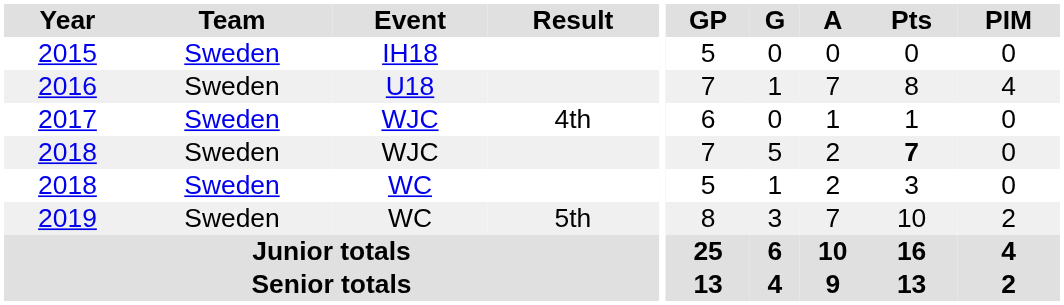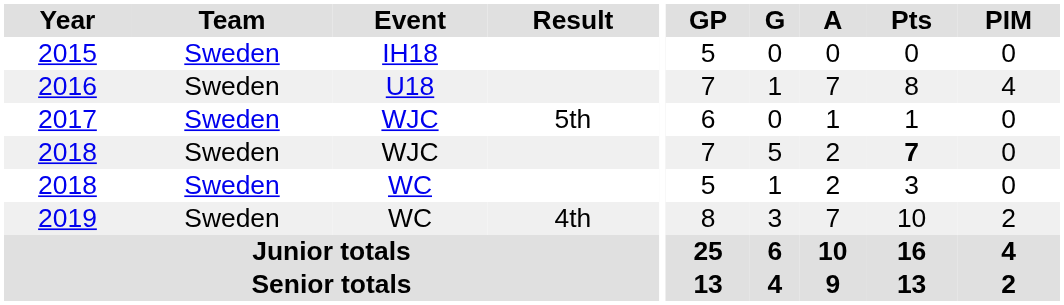(573, 119) 4th -> (573, 119) 5th
(573, 218) 5th -> (573, 218) 4th
